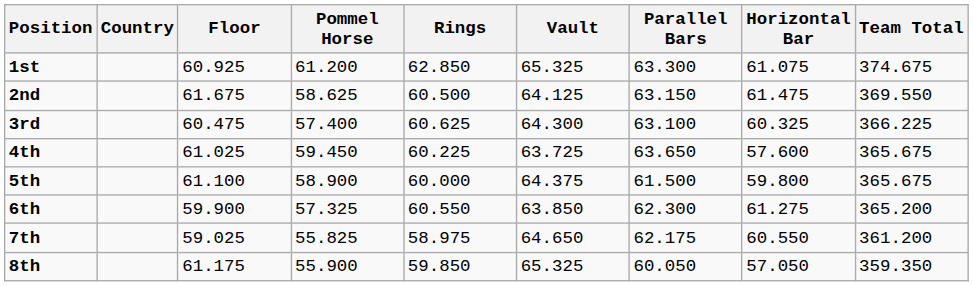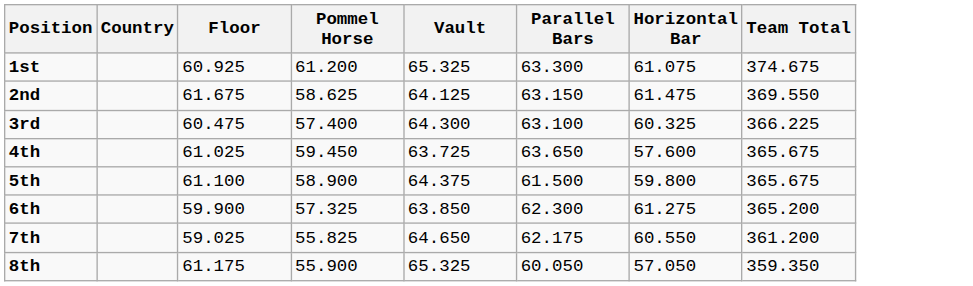- column: (460, 29)
